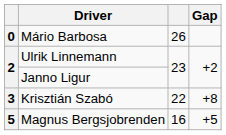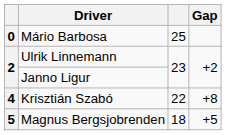(178, 36) 26 -> (178, 36) 25
(11, 99) 3 -> (11, 99) 4
(178, 120) 16 -> (178, 120) 18
